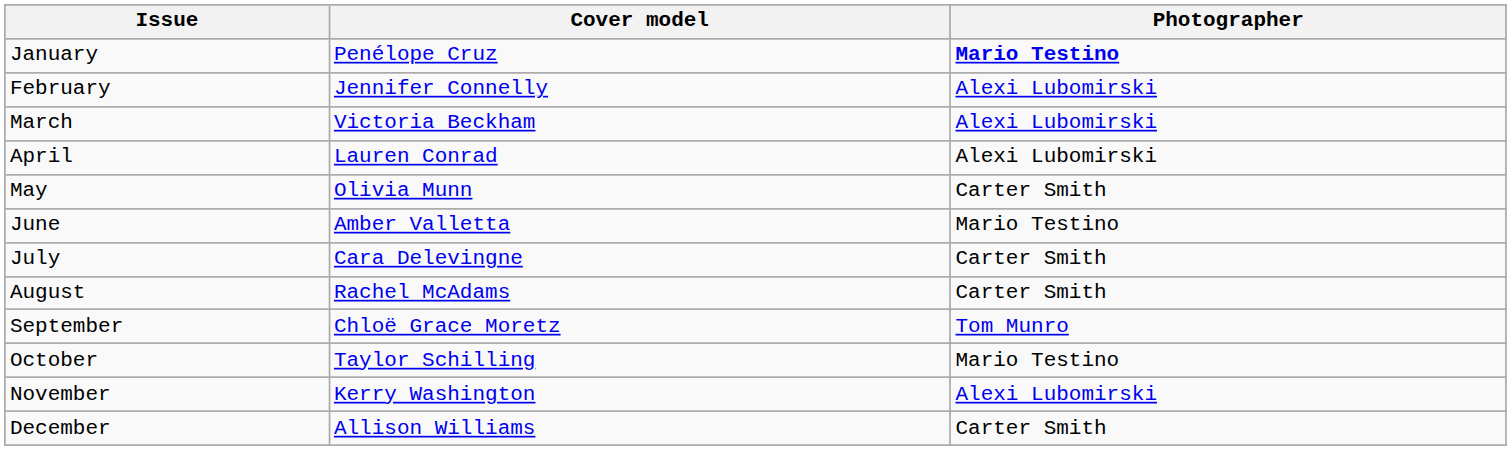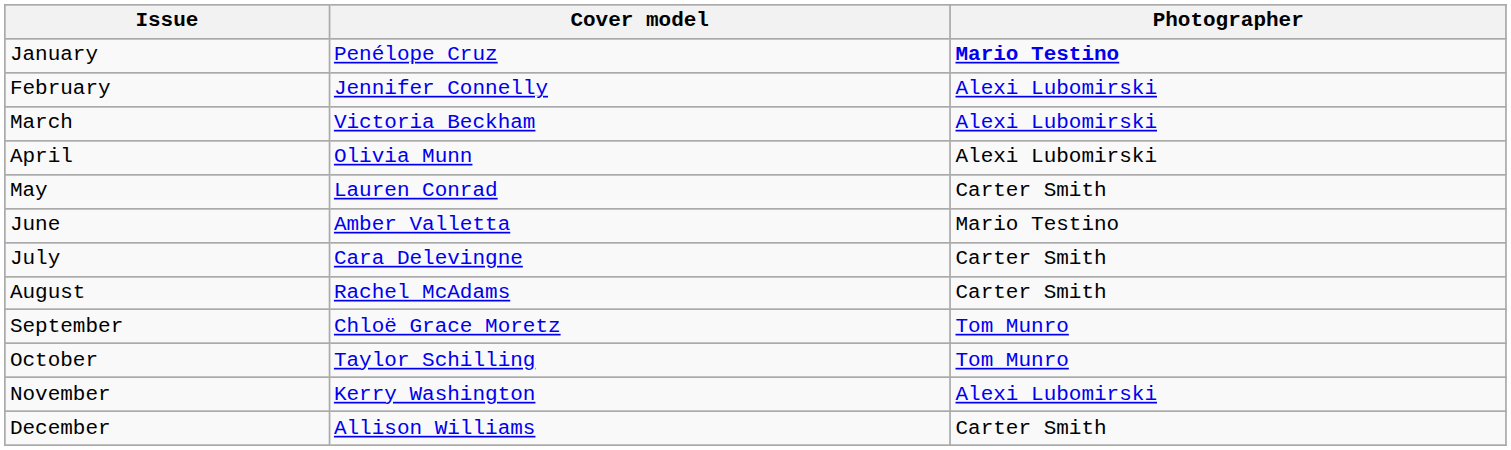(416, 158) Lauren Conrad -> (403, 158) Olivia Munn
(403, 192) Olivia Munn -> (416, 192) Lauren Conrad
(1037, 361) Mario Testino -> (1012, 361) Tom Munro
